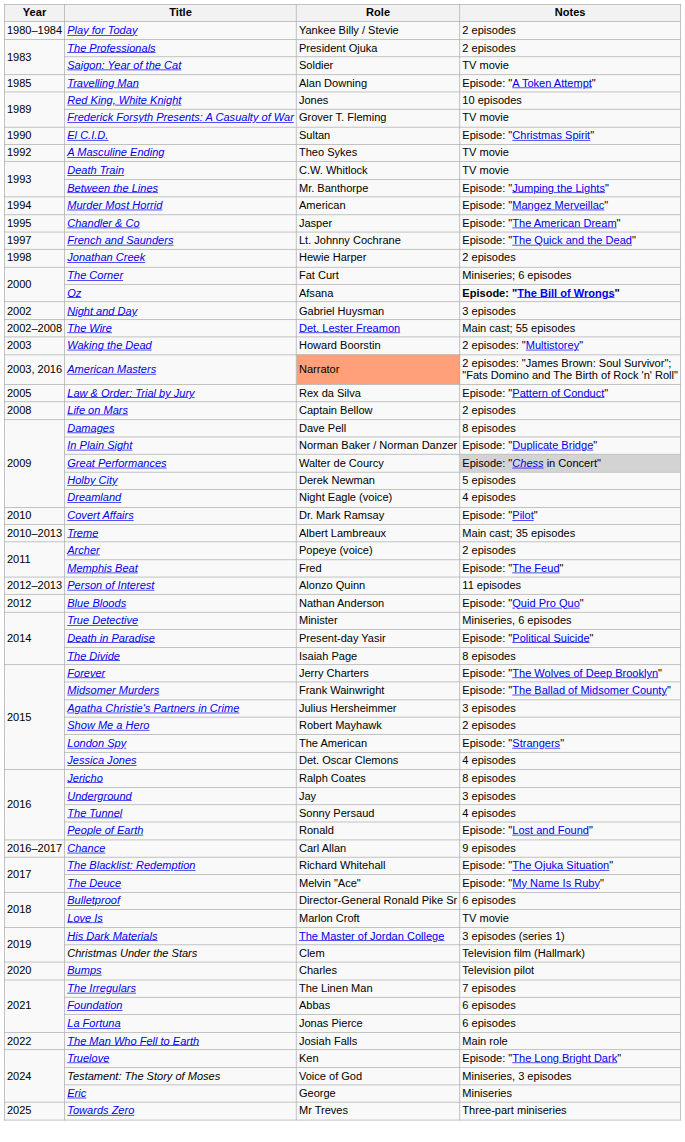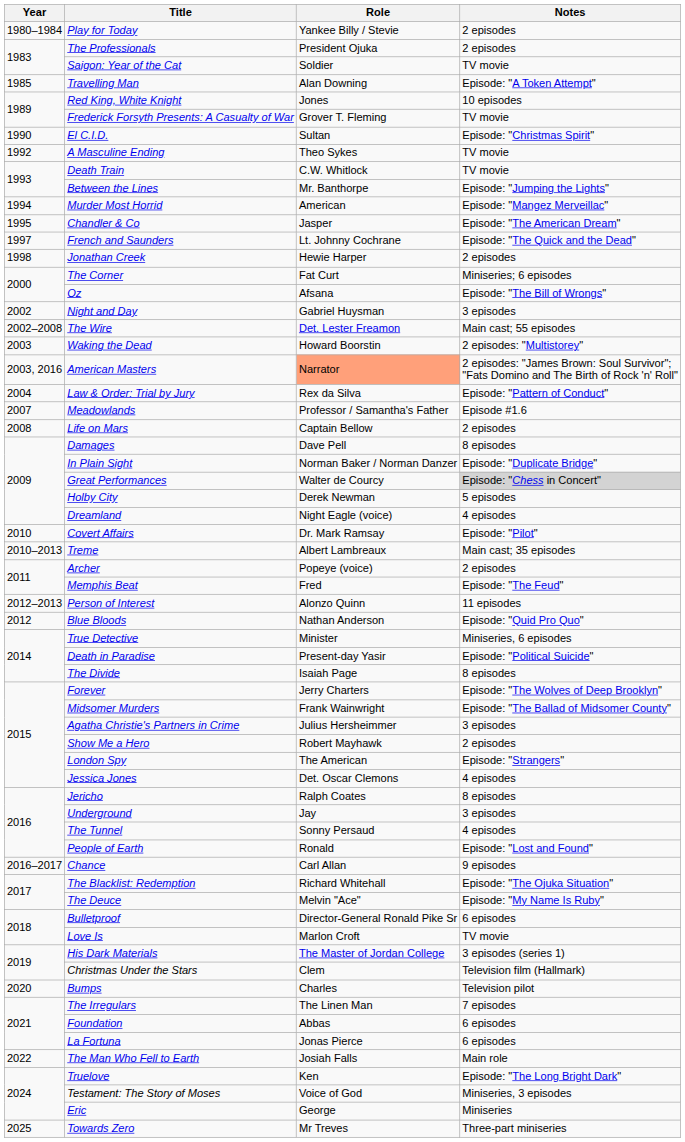(541, 293) bold -> (534, 293) normal
(19, 393) 2005 -> (19, 393) 2004
+ row: (101, 410)
